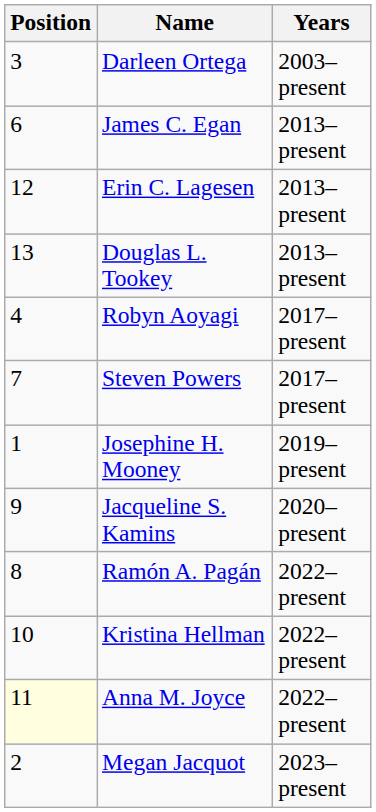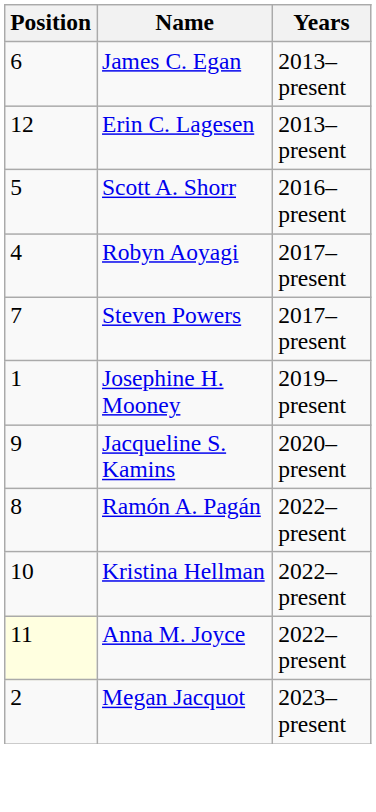- row: (174, 60)
- row: (154, 264)
+ row: (169, 187)
